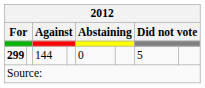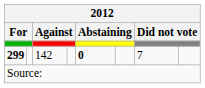(44, 55) 144 -> (44, 55) 142
(81, 55) normal -> (81, 55) bold
(140, 55) 5 -> (140, 55) 7
